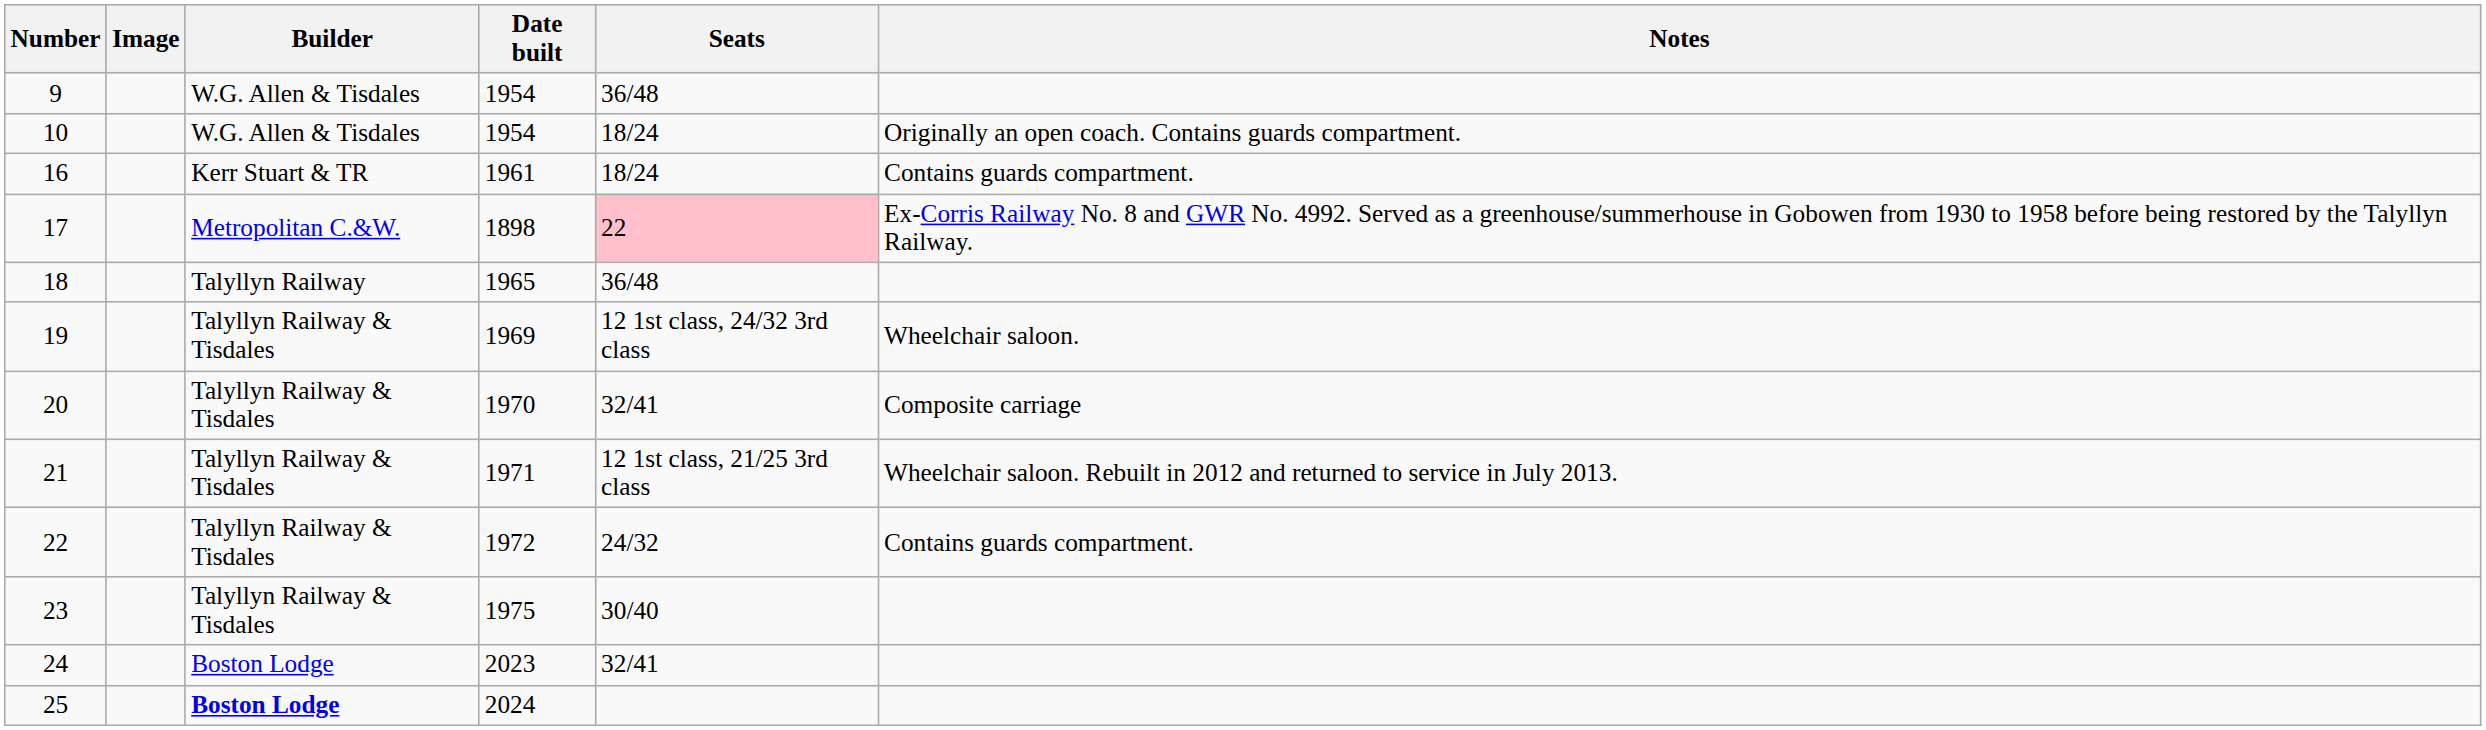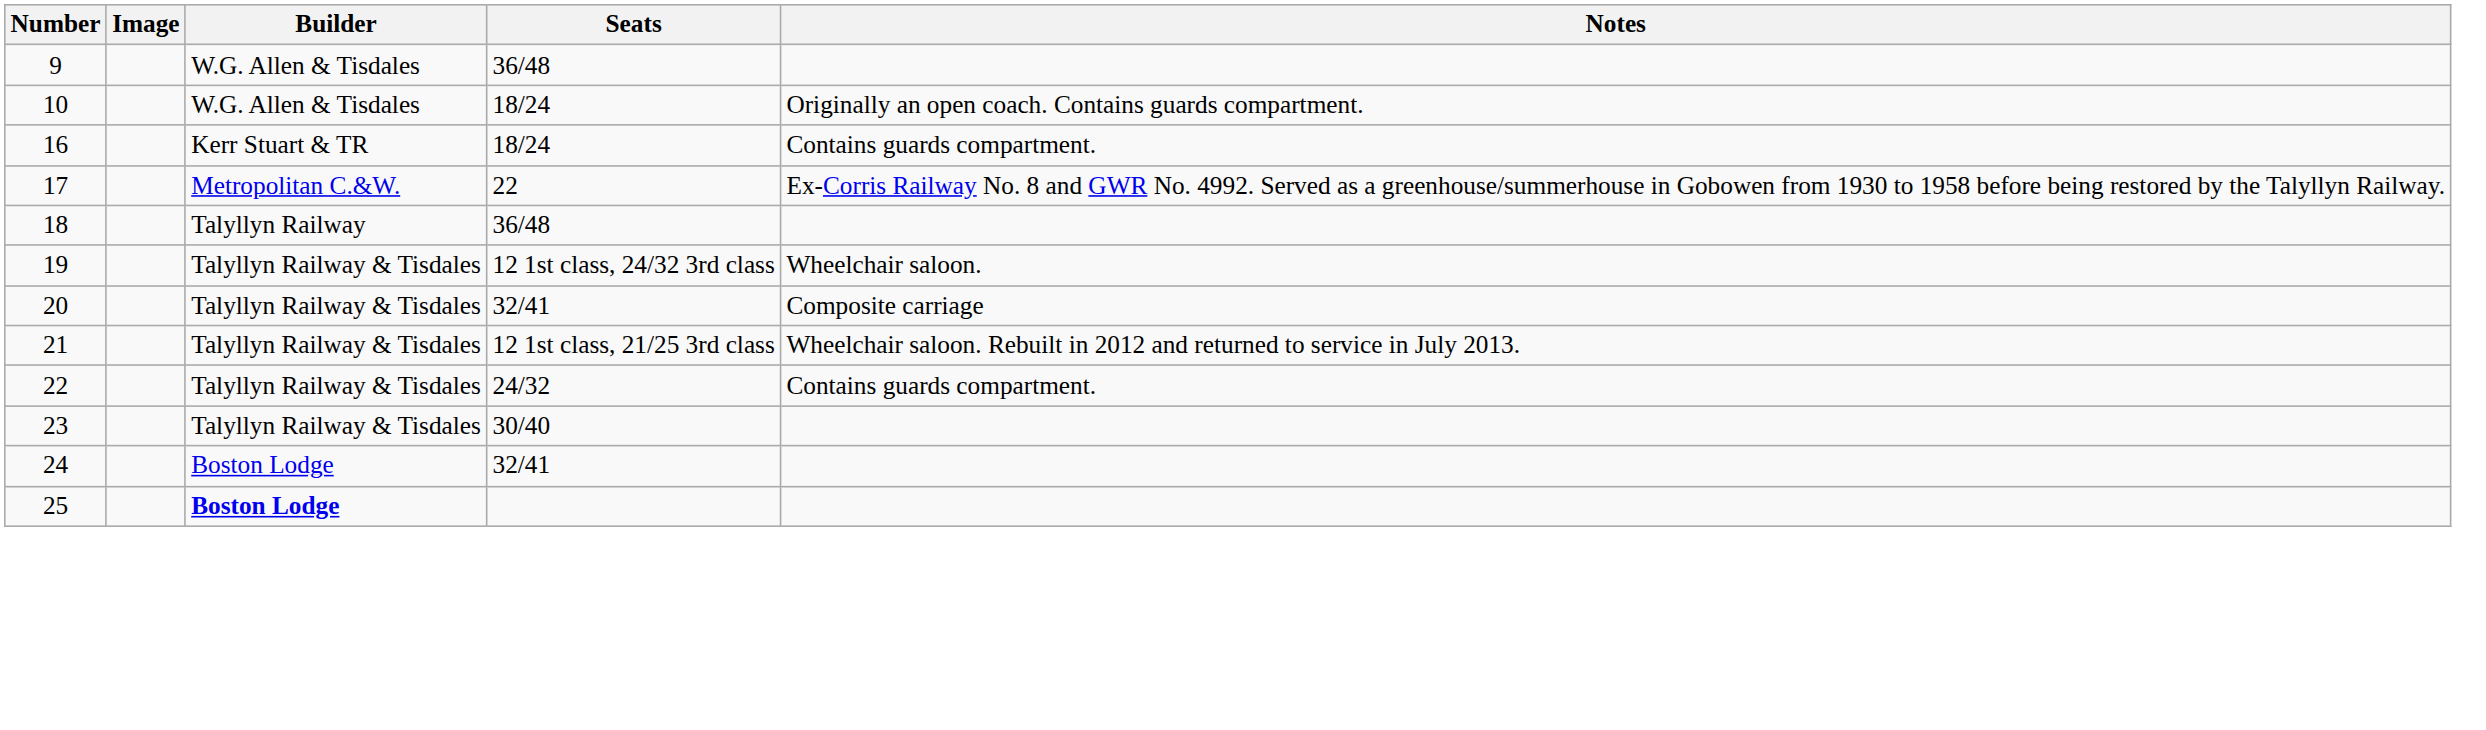- column: (537, 38)
(614, 227) pink background -> (505, 184) no background
